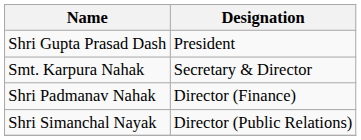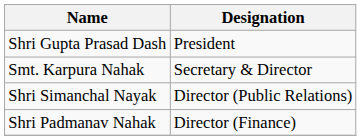rows swapped: (82, 95) <-> (82, 122)
